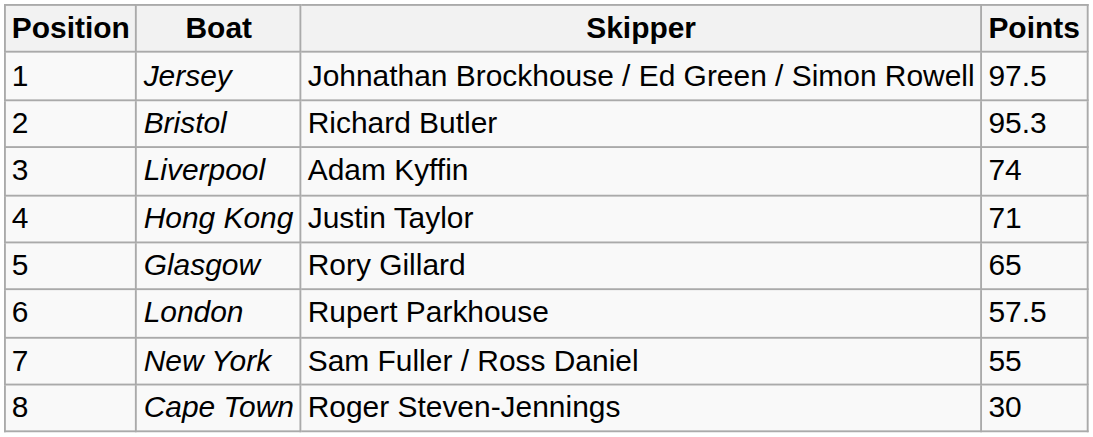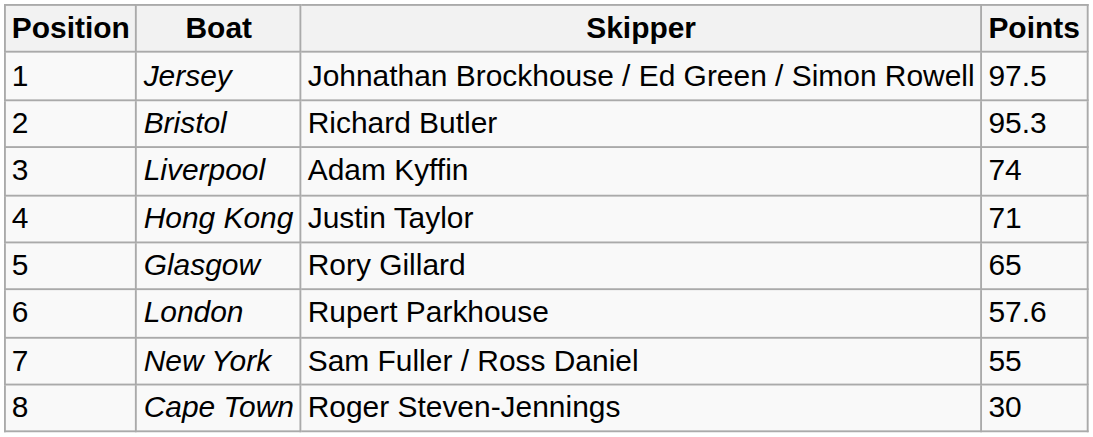(1018, 312) 57.5 -> (1018, 312) 57.6
